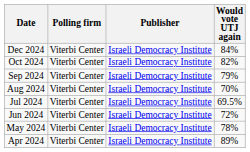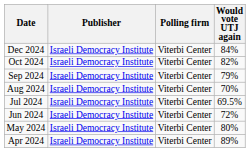columns swapped: (77, 24) <-> (160, 24)
(230, 128) 78% -> (230, 128) 80%
